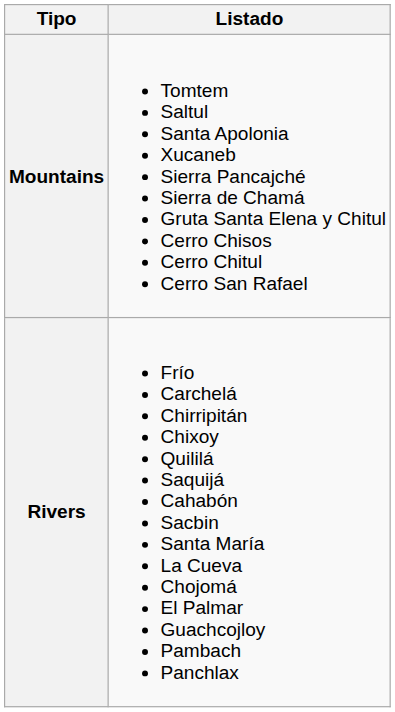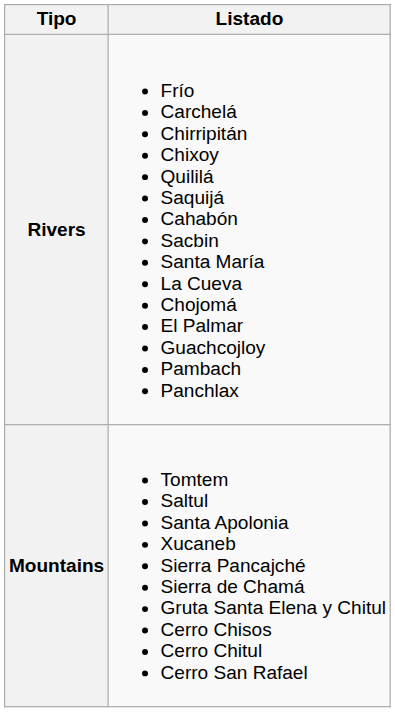rows swapped: (57, 175) <-> (57, 511)
